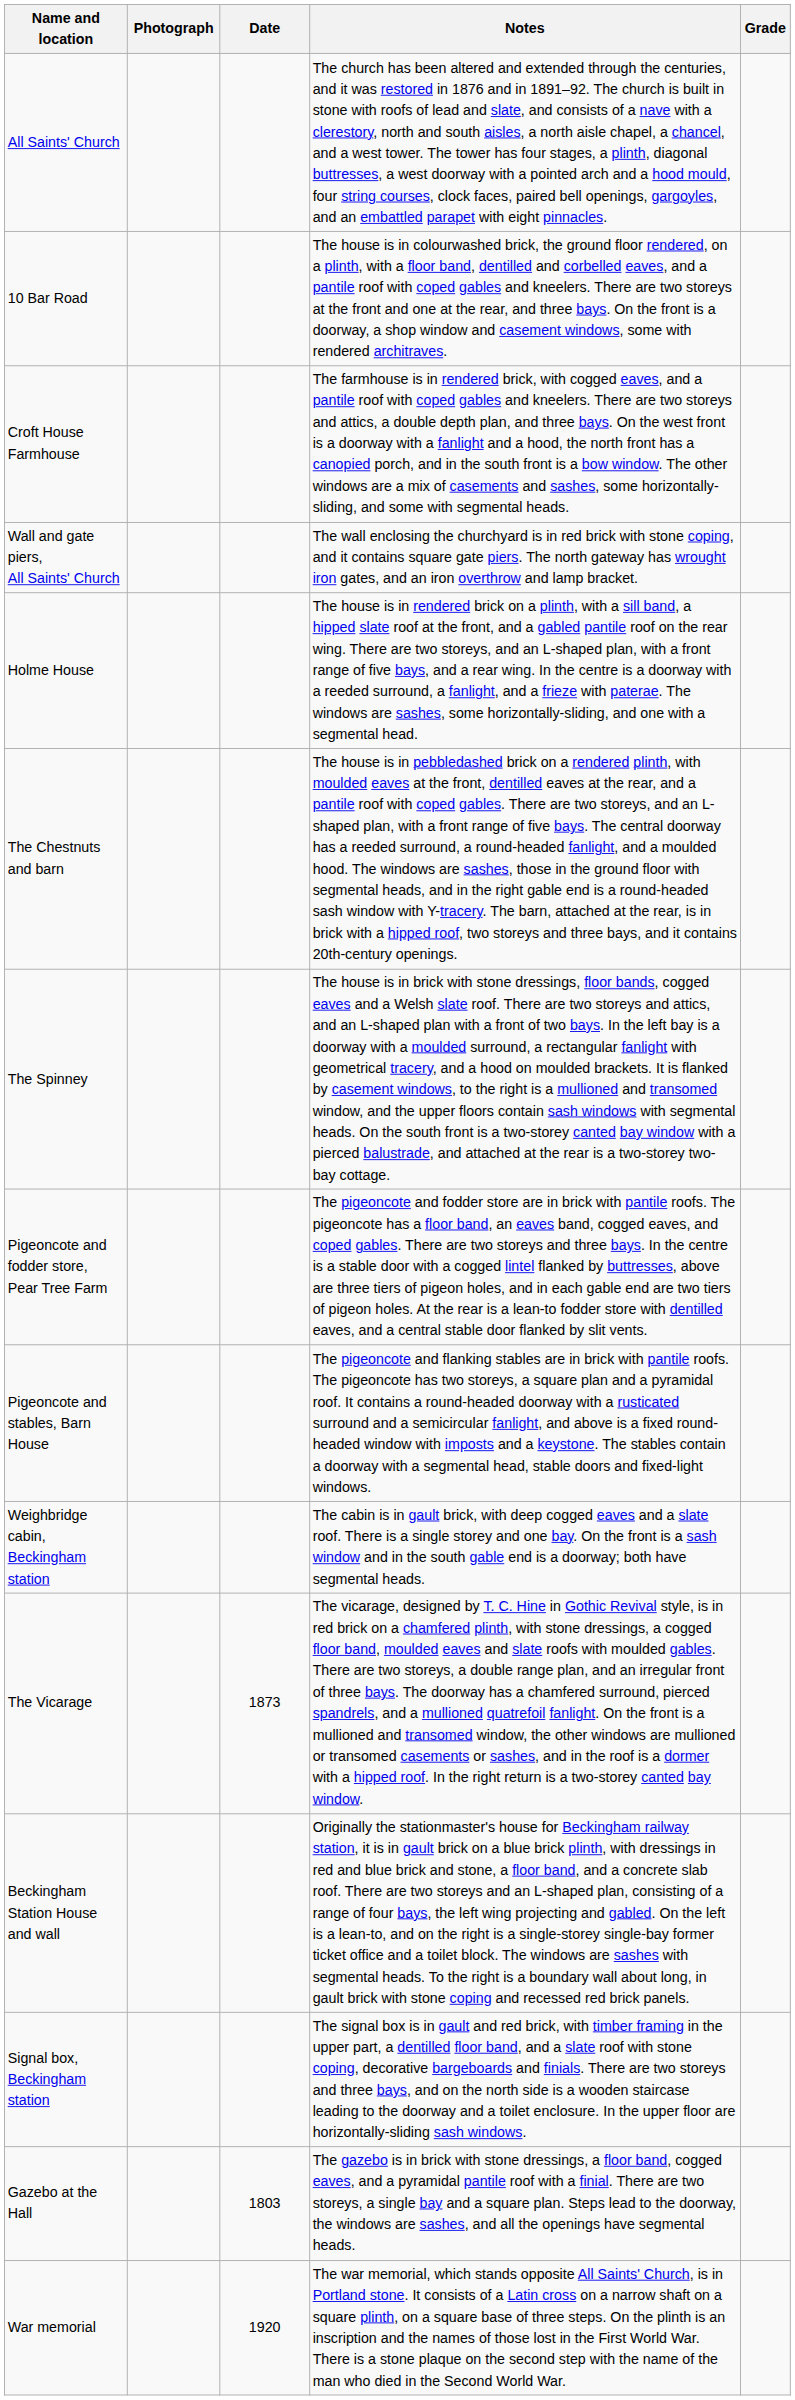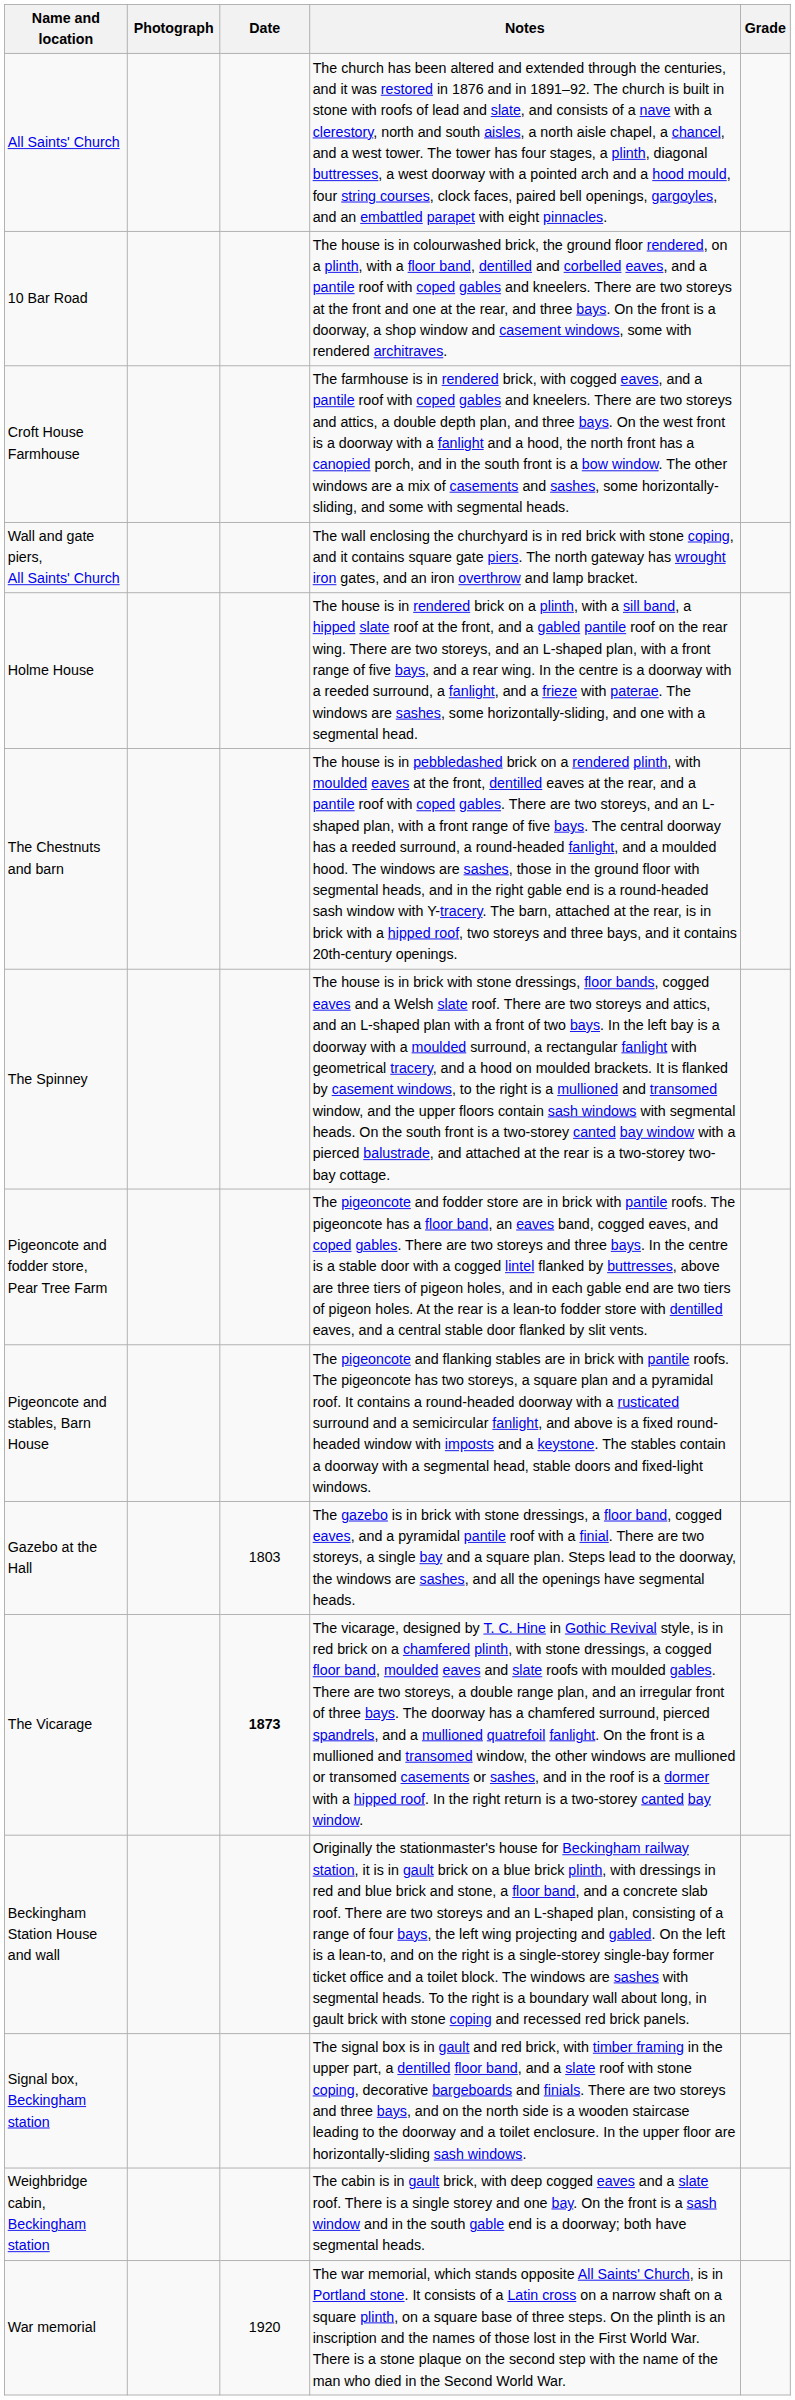rows swapped: (52, 2203) <-> (48, 1547)
(265, 1703) normal -> (265, 1724) bold
